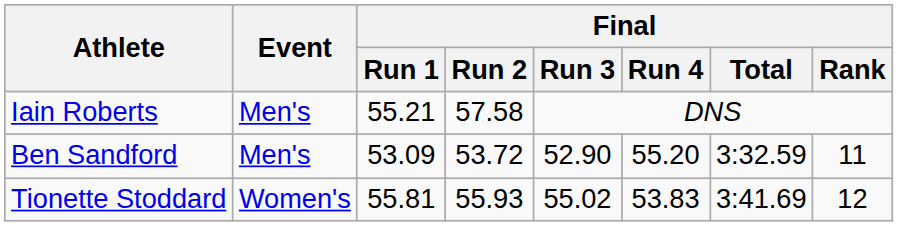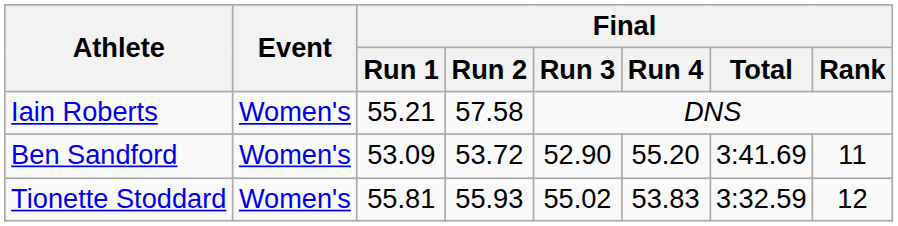(275, 112) Men's -> (295, 112) Women's
(275, 155) Men's -> (295, 155) Women's
(761, 155) 3:32.59 -> (761, 155) 3:41.69
(761, 198) 3:41.69 -> (761, 198) 3:32.59
